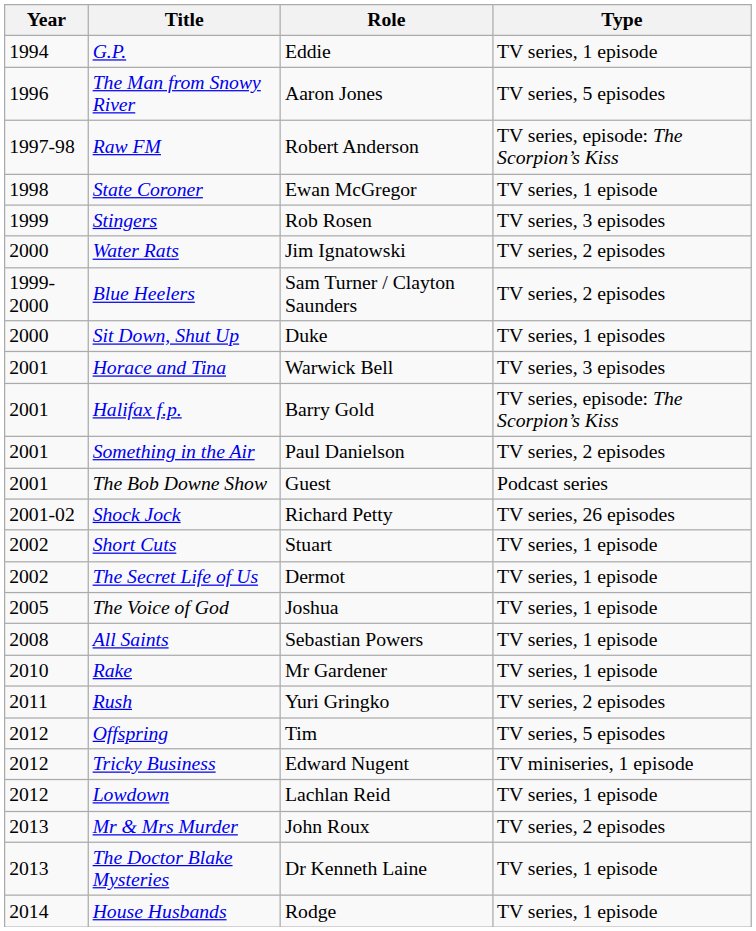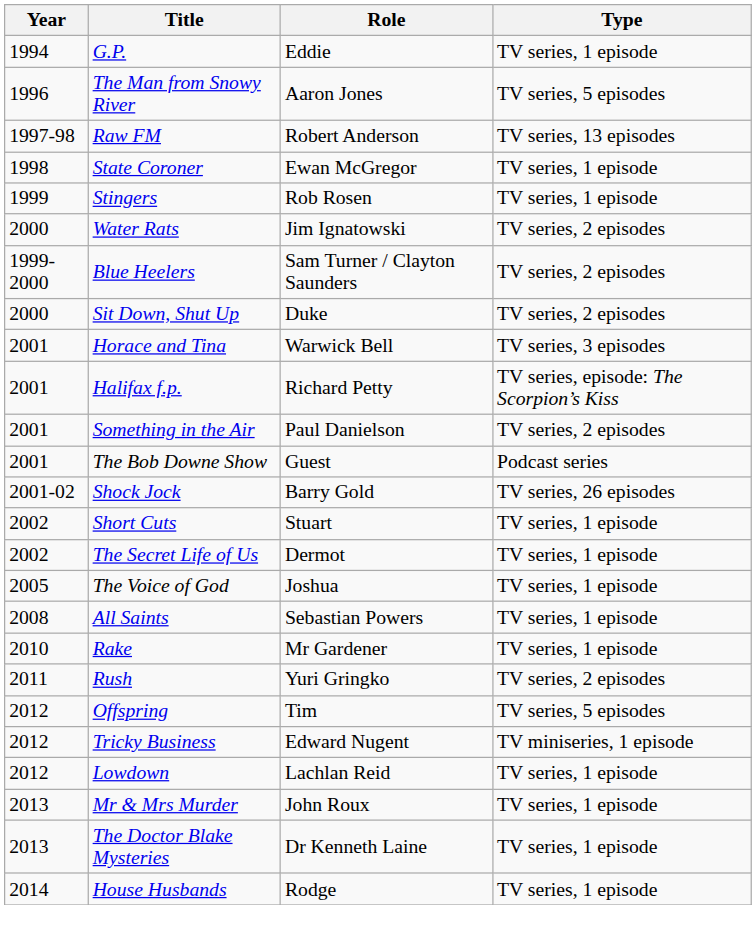(590, 146) TV series, episode: The Scorpion’s Kiss -> (586, 135) TV series, 13 episodes
(581, 220) TV series, 3 episodes -> (577, 198) TV series, 1 episode
(581, 336) TV series, 1 episodes -> (581, 314) TV series, 2 episodes
(329, 409) Barry Gold -> (339, 387) Richard Petty
(339, 514) Richard Petty -> (329, 492) Barry Gold
(581, 826) TV series, 2 episodes -> (577, 804) TV series, 1 episode
